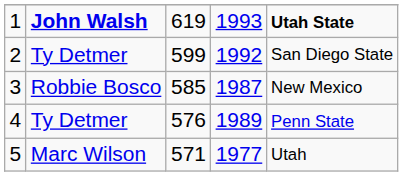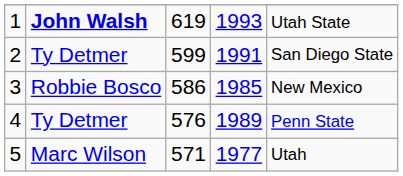(313, 21) bold -> (311, 21) normal
(239, 54) 1992 -> (239, 54) 1991
(188, 87) 585 -> (188, 87) 586
(239, 87) 1987 -> (239, 87) 1985
